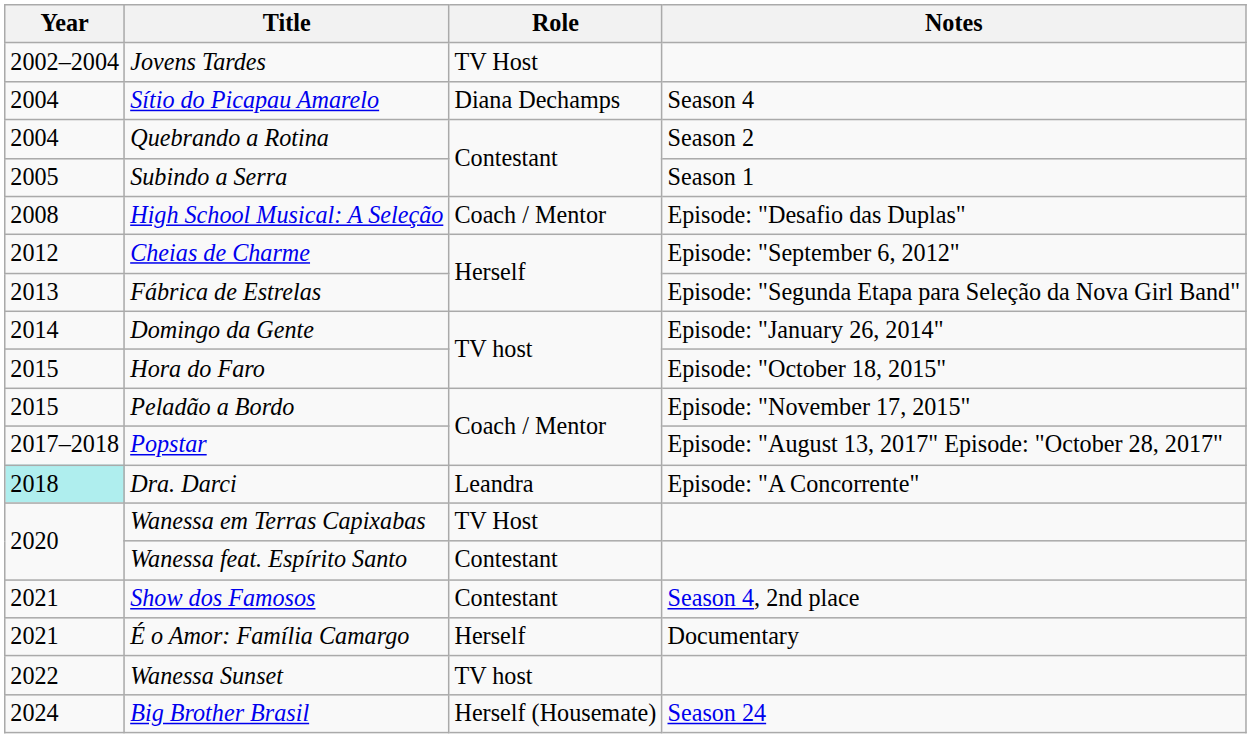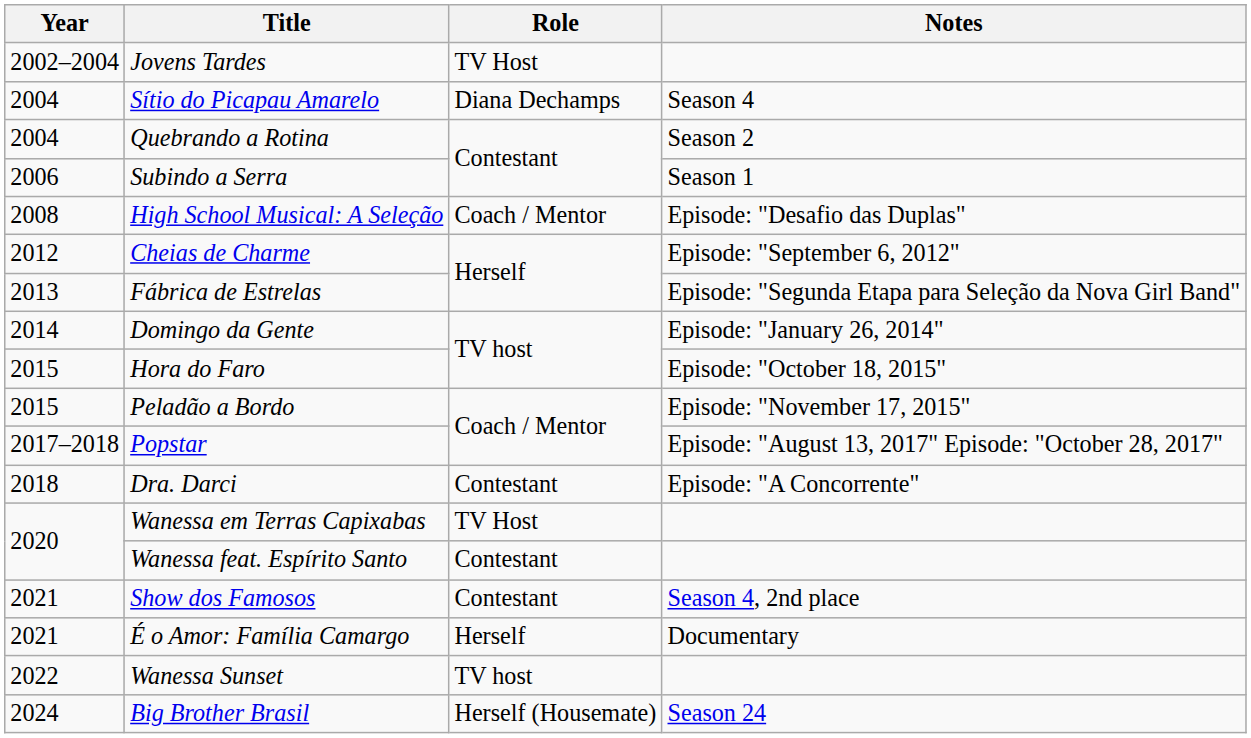(34, 176) 2005 -> (34, 176) 2006
(34, 483) paleturquoise background -> (34, 483) no background
(494, 483) Leandra -> (506, 483) Contestant
